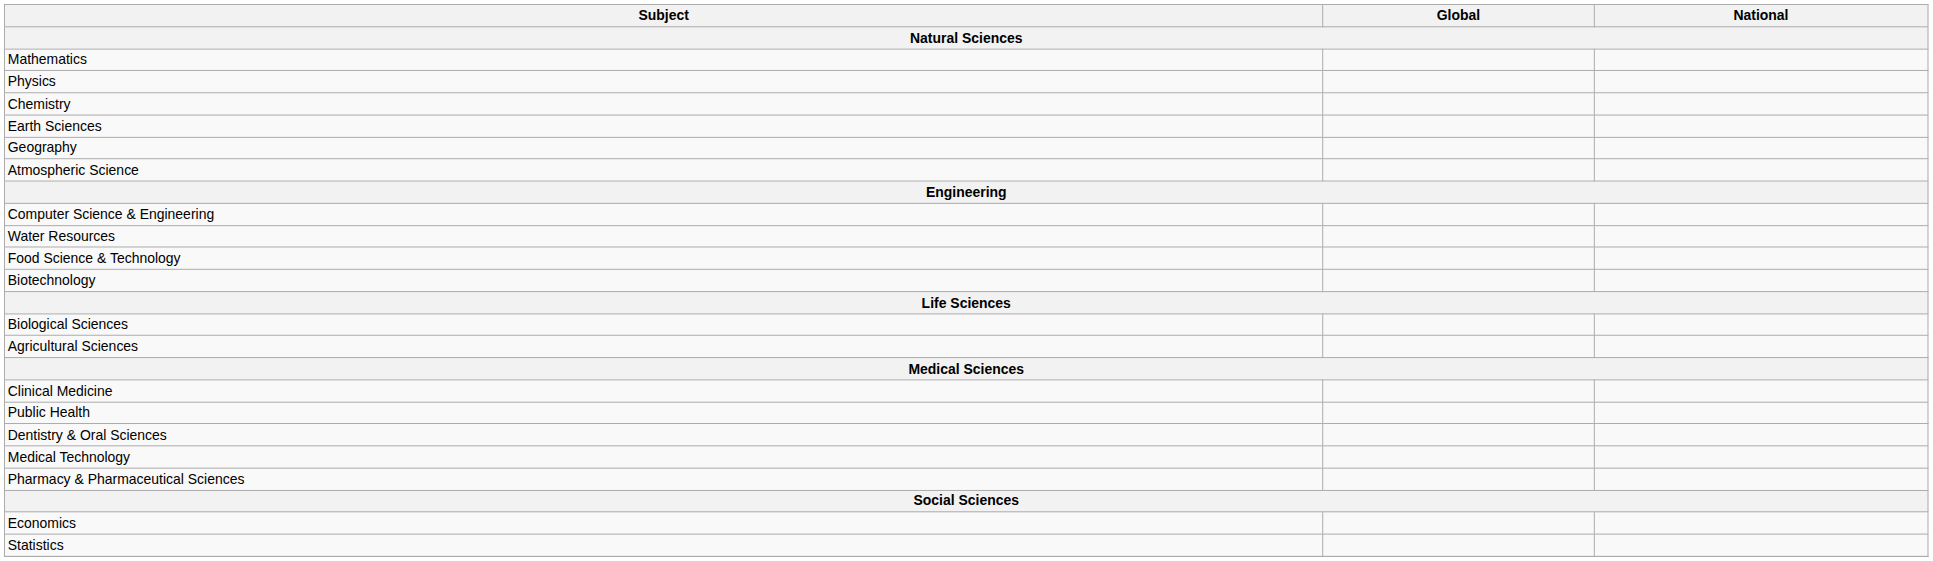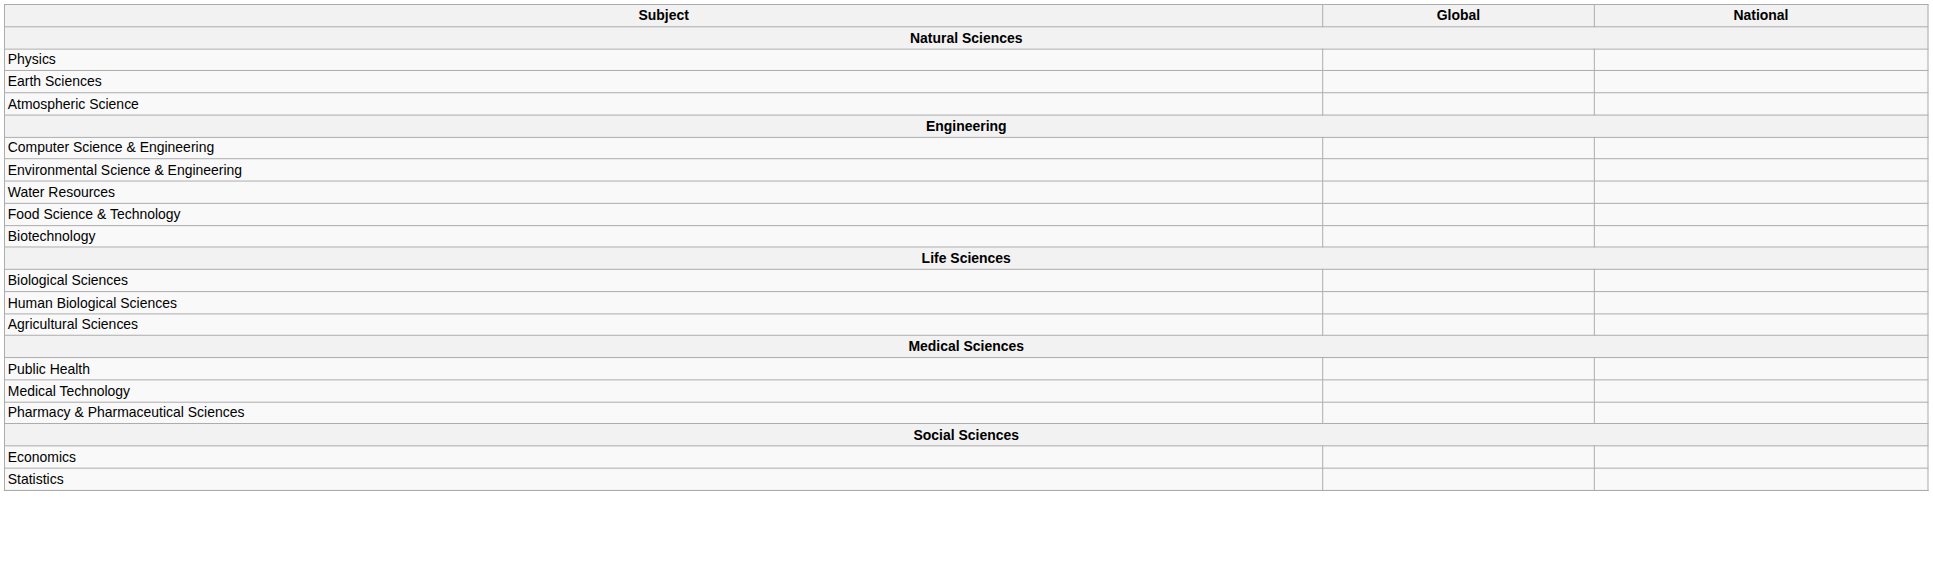- row: (47, 60)
- row: (39, 104)
- row: (42, 148)
+ row: (125, 170)
+ row: (92, 303)
- row: (60, 391)
- row: (87, 435)
